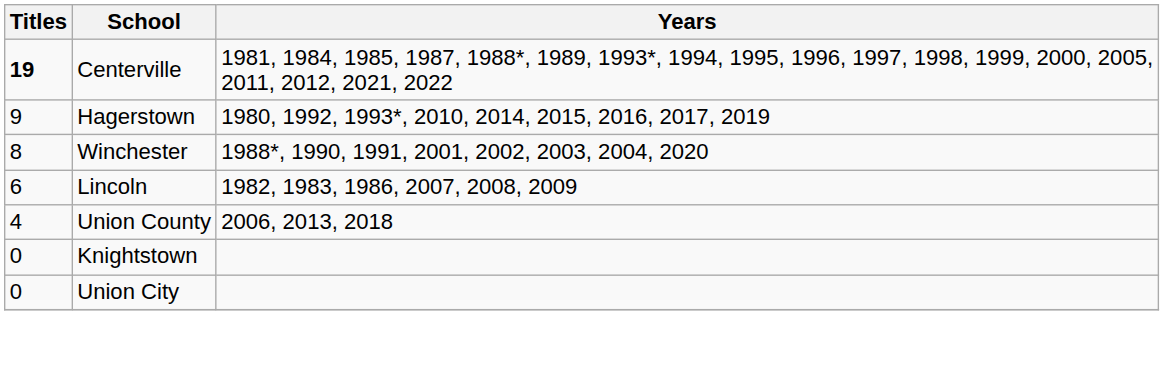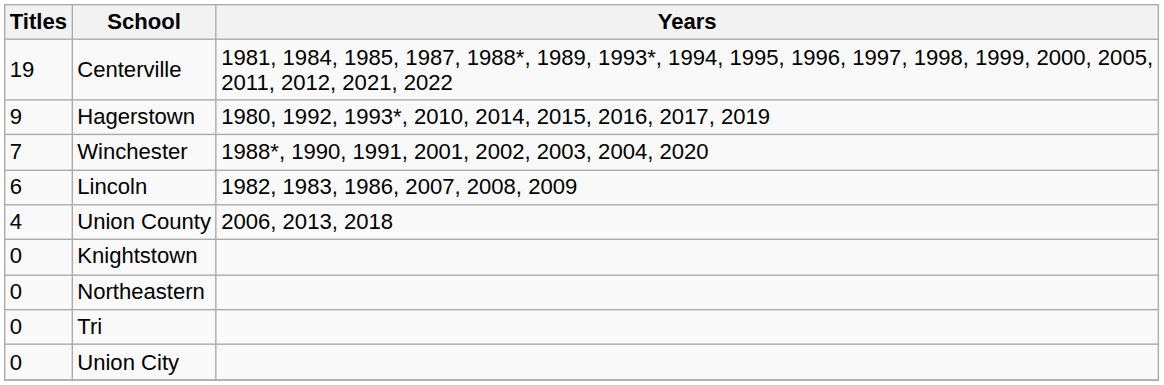(22, 69) bold -> (22, 69) normal
(16, 151) 8 -> (16, 151) 7
+ row: (141, 291)
+ row: (90, 326)
